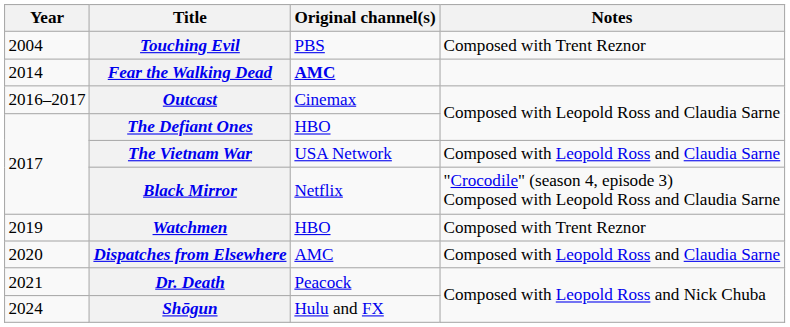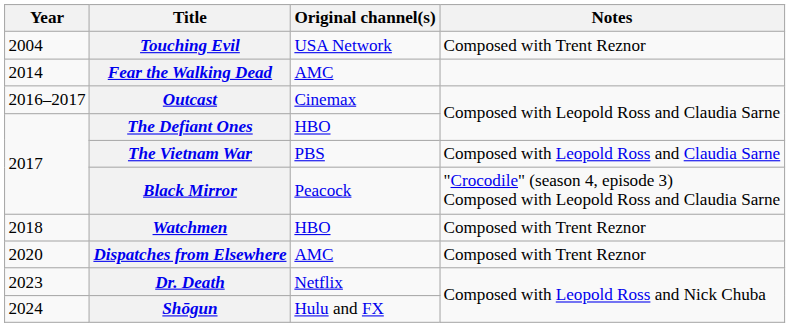(310, 45) PBS -> (343, 45) USA Network
(315, 72) bold -> (314, 72) normal
(343, 153) USA Network -> (310, 153) PBS
(319, 190) Netflix -> (323, 190) Peacock
(26, 227) 2019 -> (26, 227) 2018
(612, 254) Composed with Leopold Ross and Claudia Sarne -> (545, 254) Composed with Trent Reznor
(26, 281) 2021 -> (26, 281) 2023
(323, 281) Peacock -> (319, 281) Netflix
